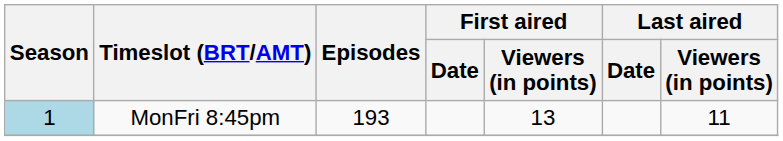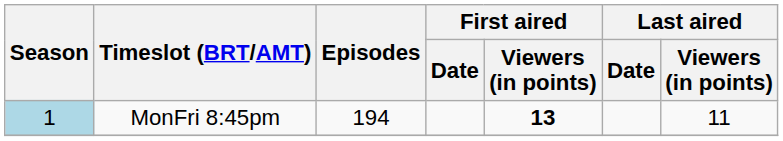(371, 117) 193 -> (371, 117) 194
(543, 117) normal -> (543, 117) bold
